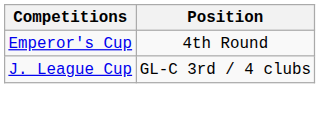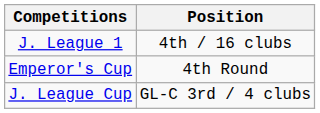+ row: (70, 43)
